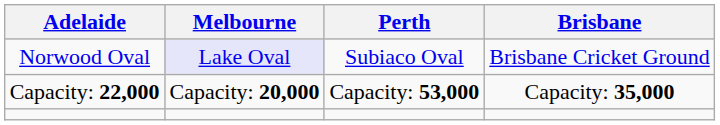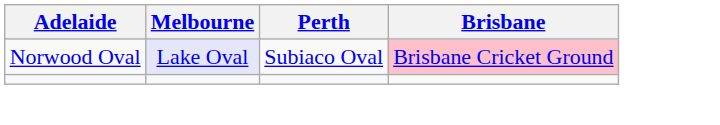(600, 56) no background -> (503, 56) pink background
- row: (85, 91)
